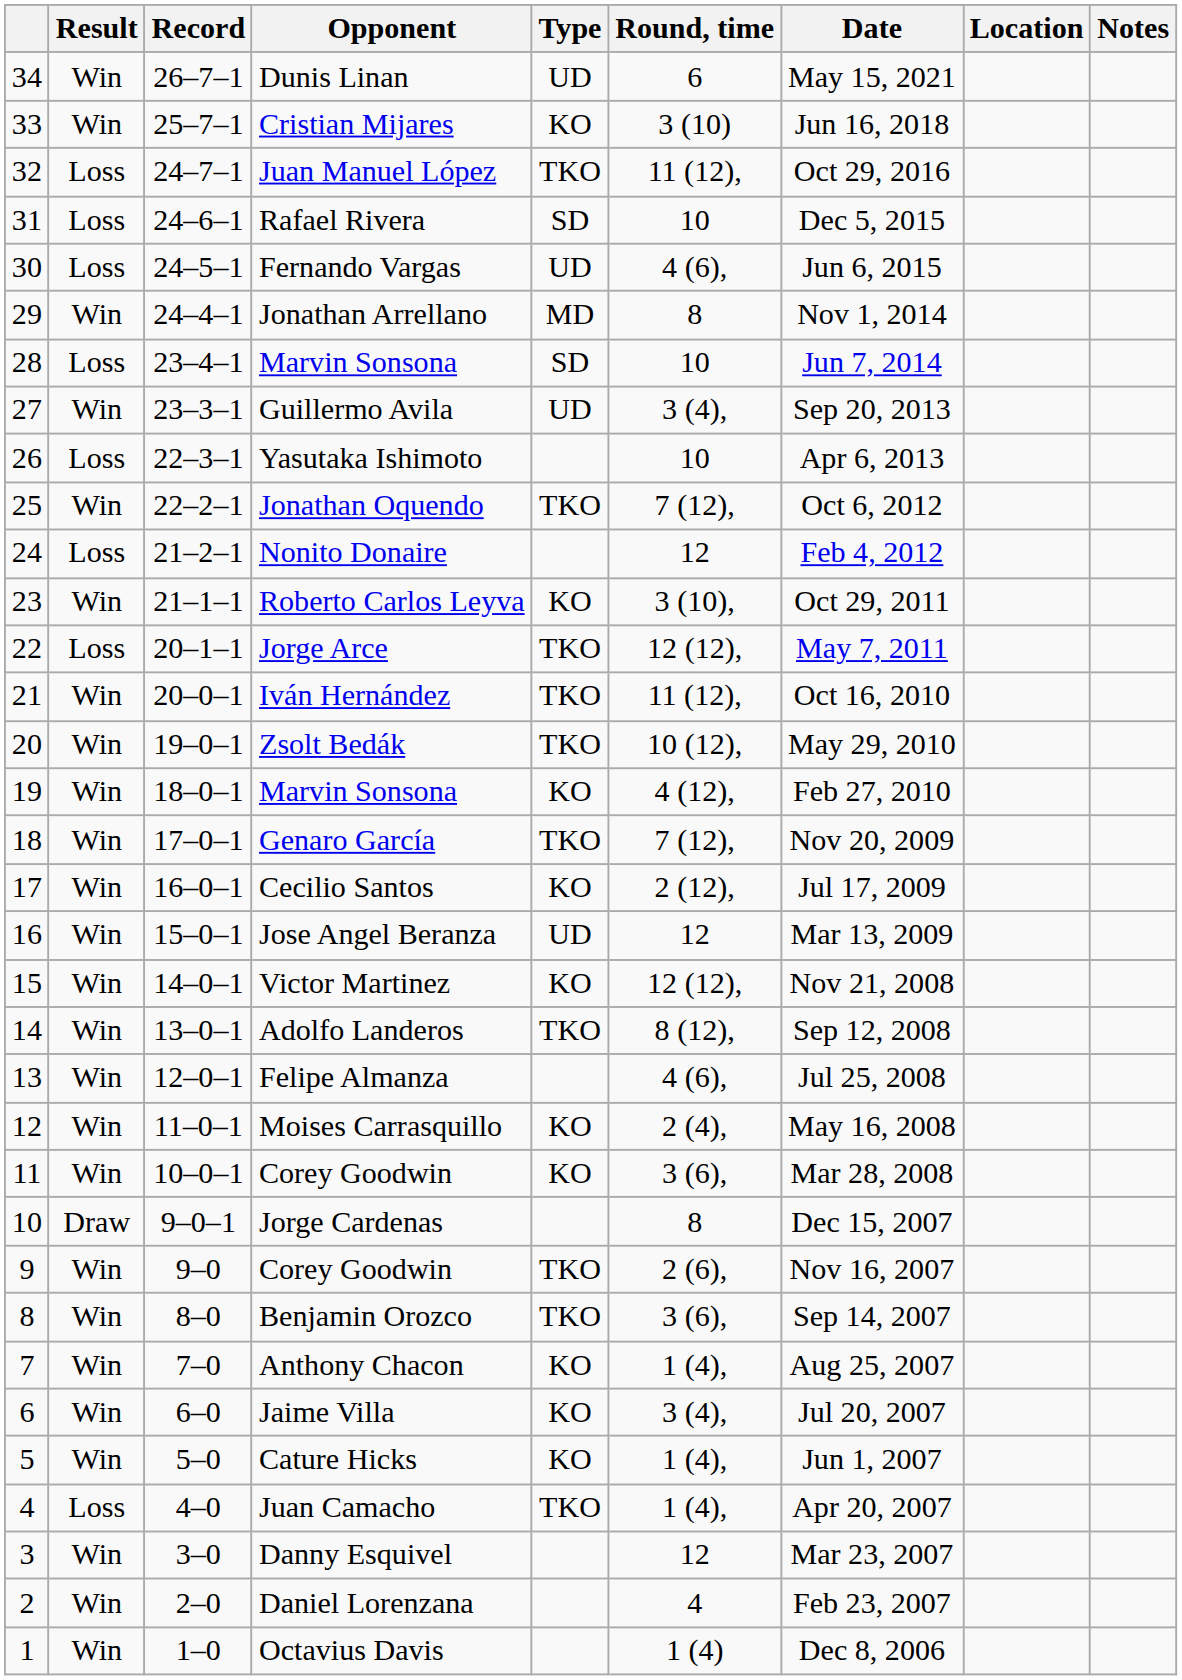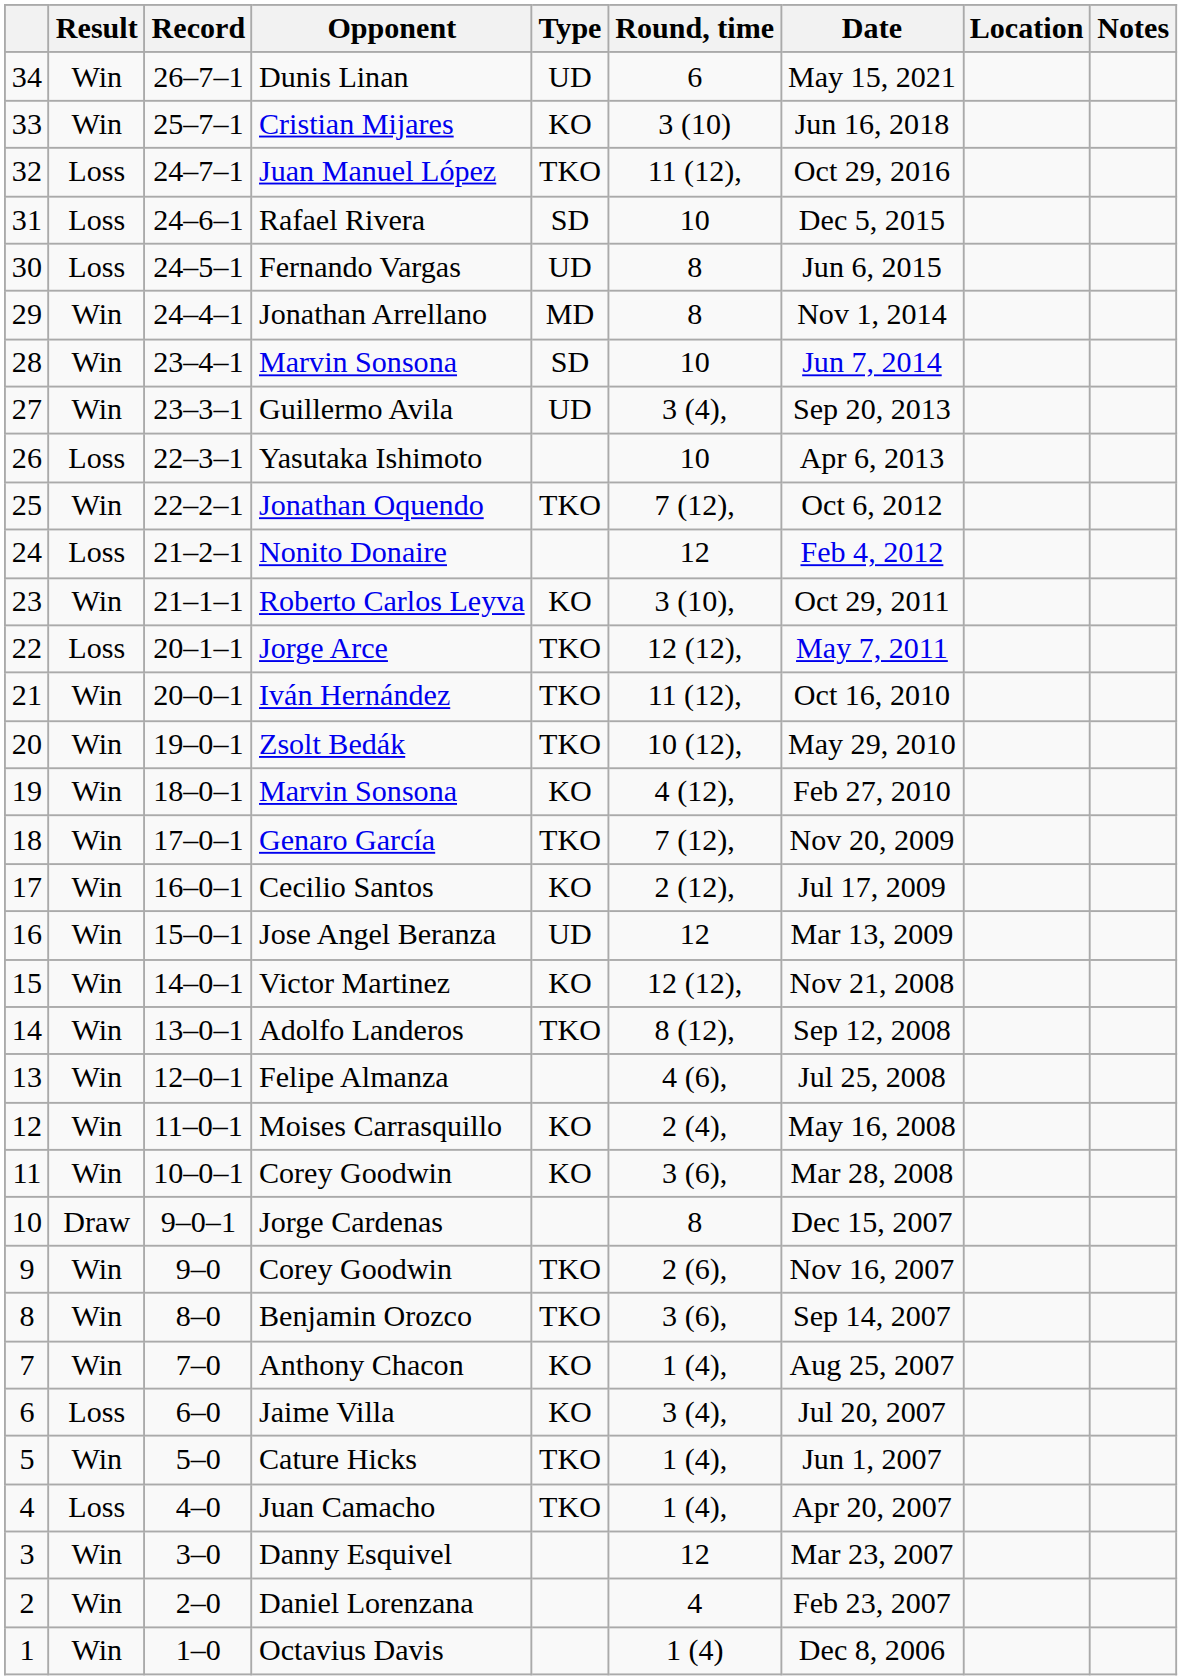(695, 266) 4 (6), -> (695, 266) 8
(97, 362) Loss -> (97, 362) Win
(97, 1411) Win -> (97, 1411) Loss
(570, 1459) KO -> (570, 1459) TKO
